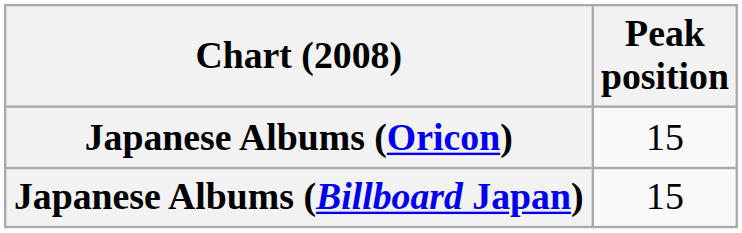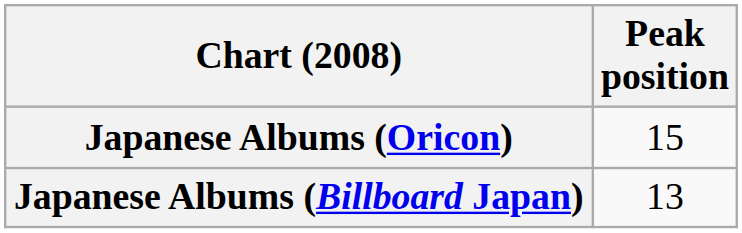(665, 196) 15 -> (665, 196) 13
